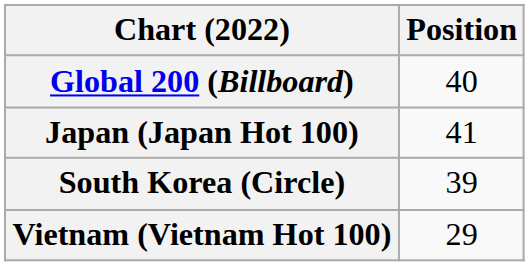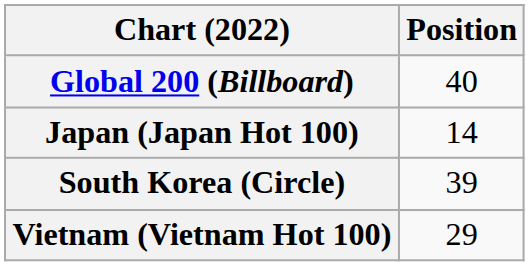(462, 132) 41 -> (462, 132) 14
